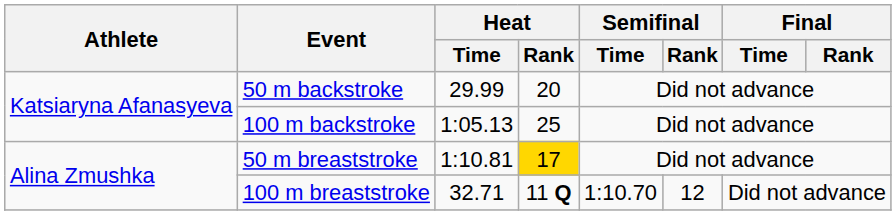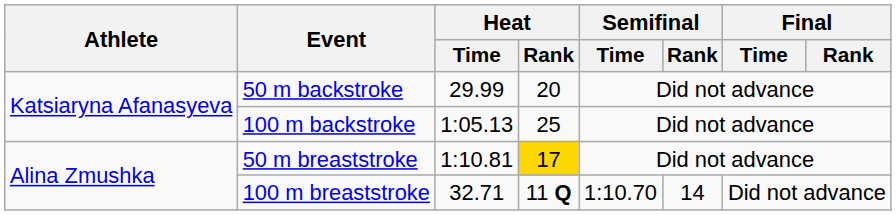(692, 193) 12 -> (692, 193) 14
